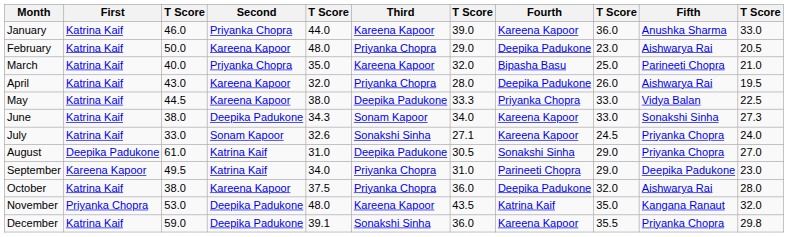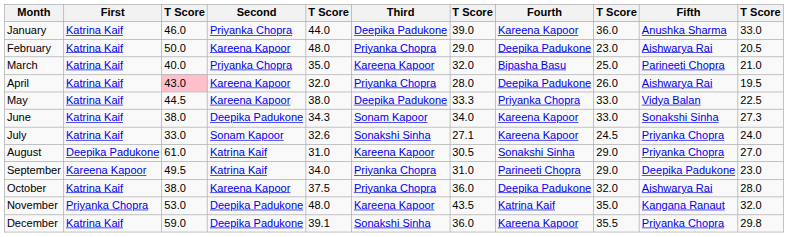(394, 30) Kareena Kapoor -> (401, 30) Deepika Padukone
(175, 83) no background -> (175, 83) pink background
(401, 153) Deepika Padukone -> (394, 153) Kareena Kapoor
